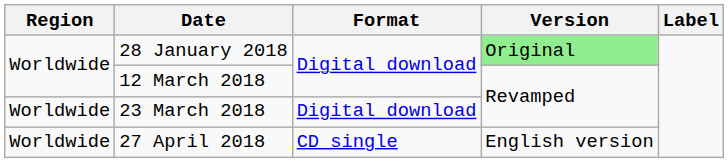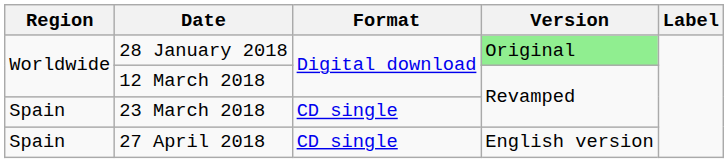(60, 112) Worldwide -> (37, 112) Spain
(387, 112) Digital download -> (347, 112) CD single
(60, 142) Worldwide -> (37, 142) Spain
